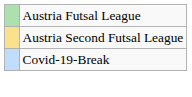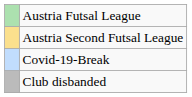+ row: (64, 81)
